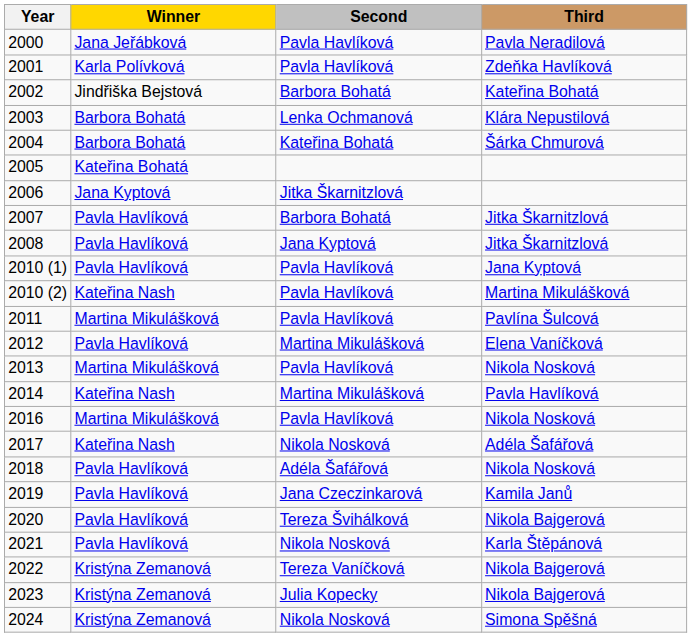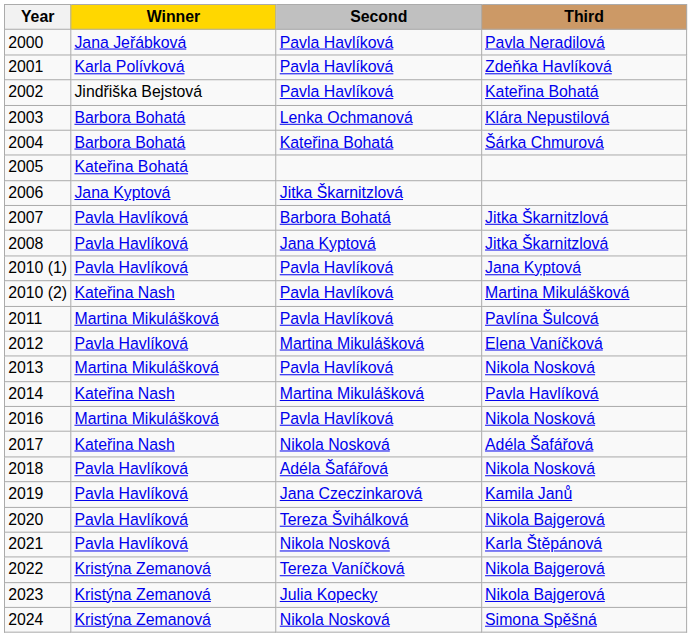(335, 92) Barbora Bohatá -> (337, 92) Pavla Havlíková
